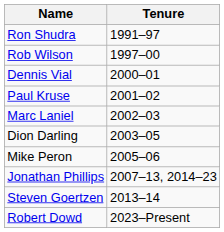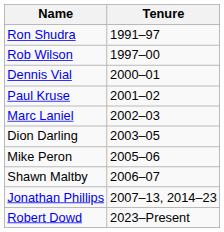+ row: (48, 177)
- row: (55, 197)
